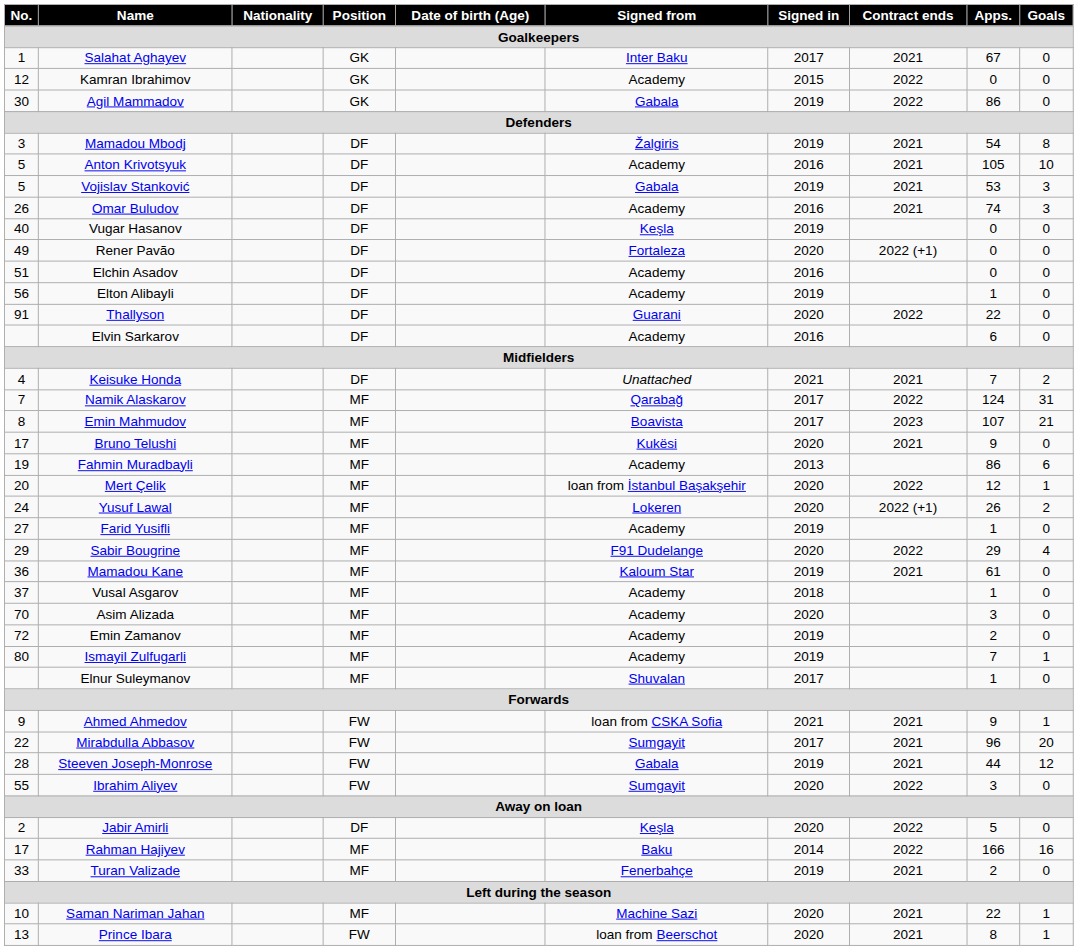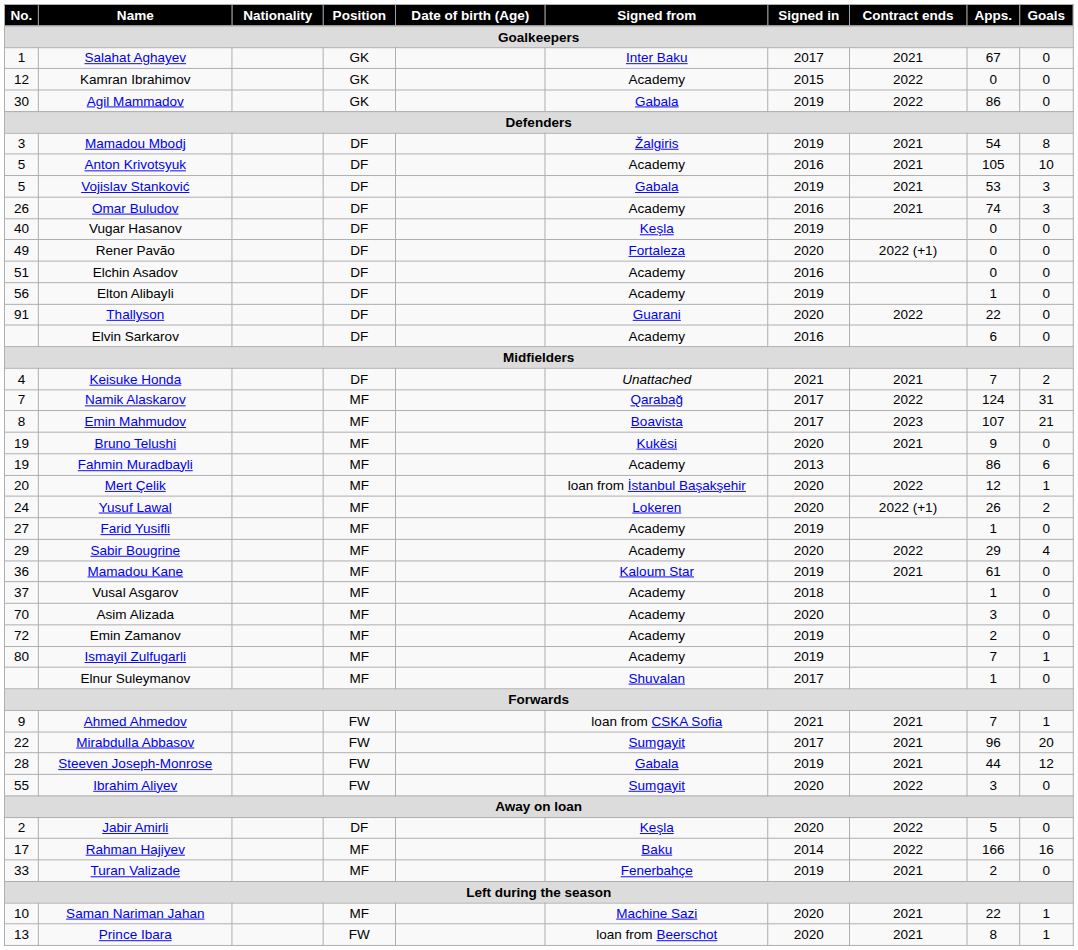(21, 443) 17 -> (21, 443) 19
(657, 550) F91 Dudelange -> (657, 550) Academy
(993, 721) 9 -> (993, 721) 7
